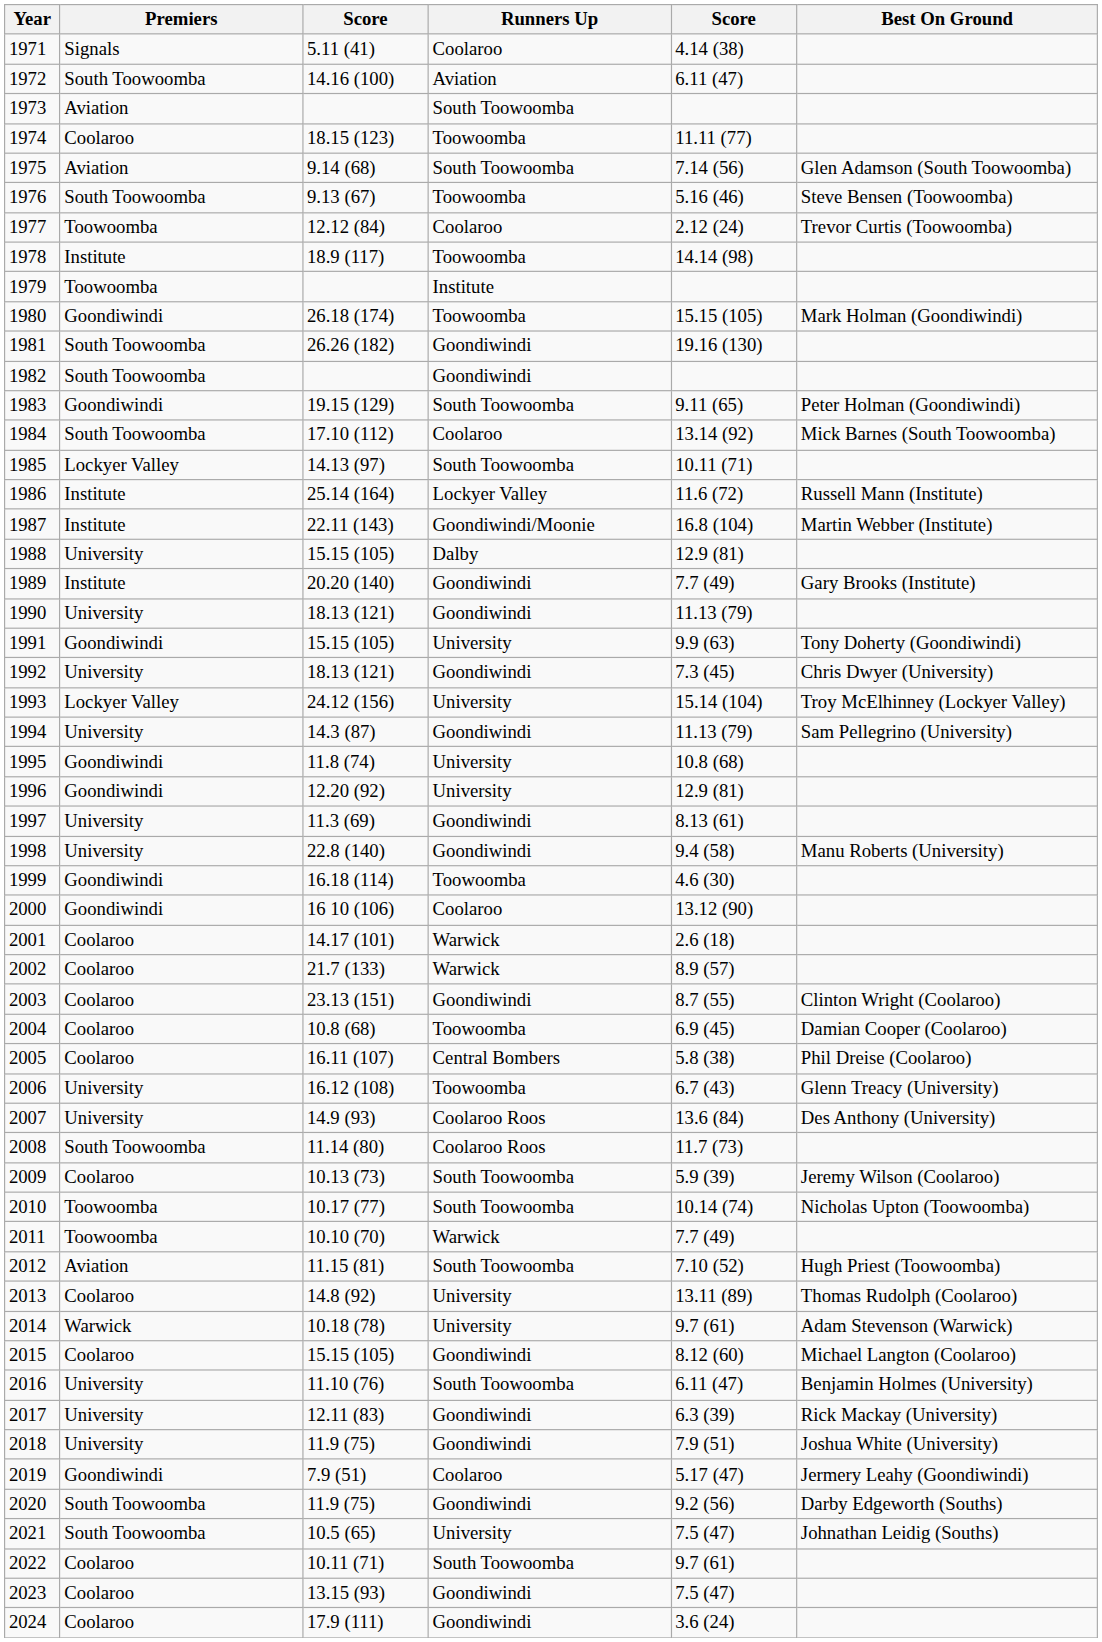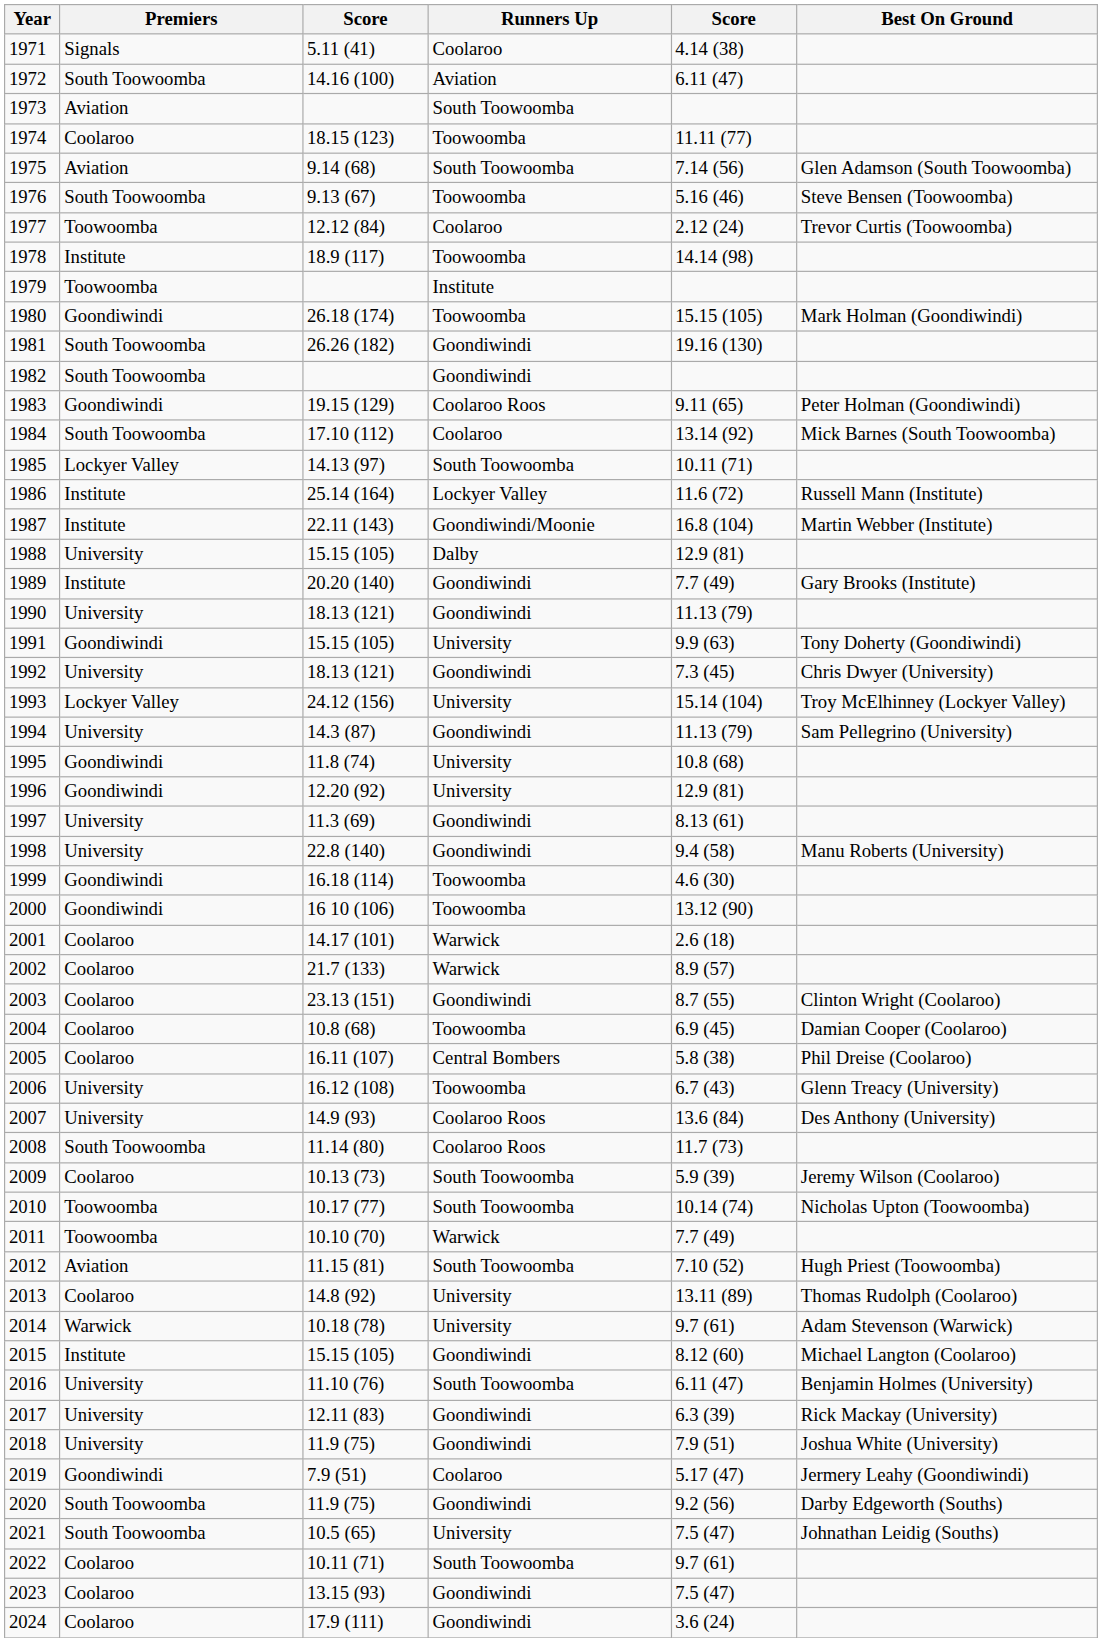(503, 405) South Toowoomba -> (489, 405) Coolaroo Roos
(467, 910) Coolaroo -> (479, 910) Toowoomba
(99, 1355) Coolaroo -> (95, 1355) Institute
